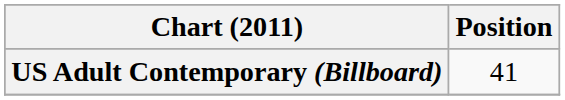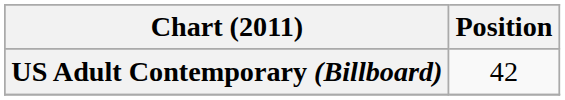(504, 71) 41 -> (504, 71) 42
